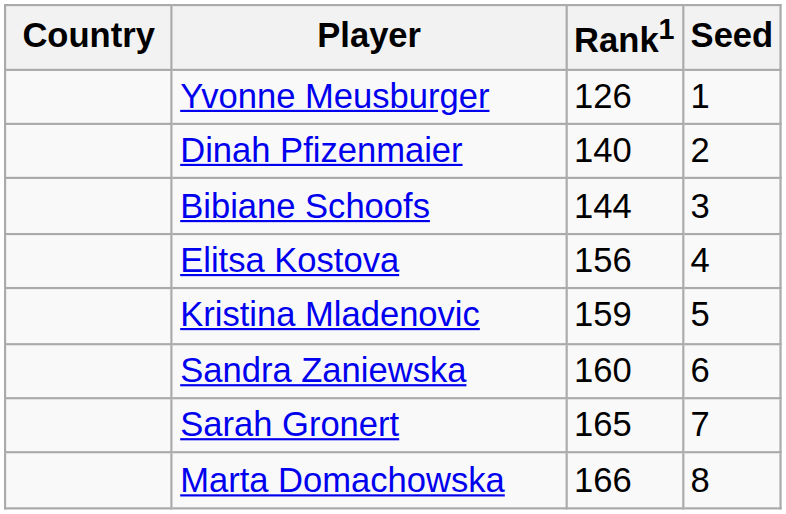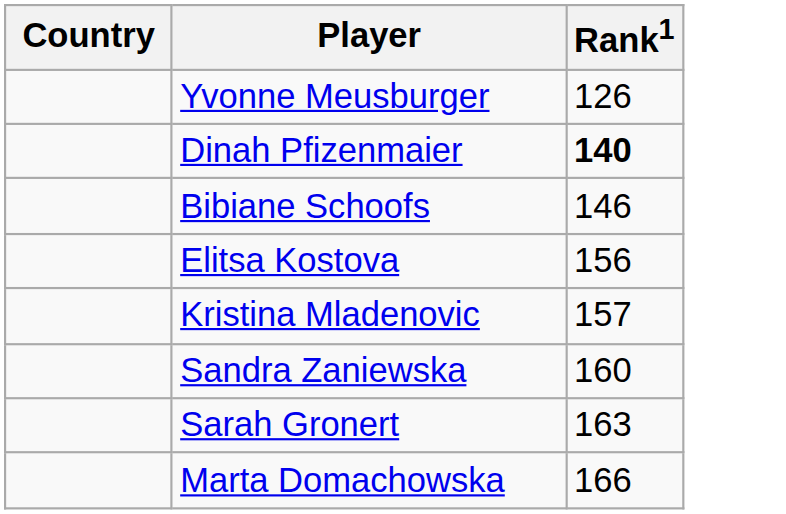- column: (732, 36)
(603, 150) normal -> (603, 150) bold
(603, 205) 144 -> (603, 205) 146
(603, 315) 159 -> (603, 315) 157
(603, 424) 165 -> (603, 424) 163
